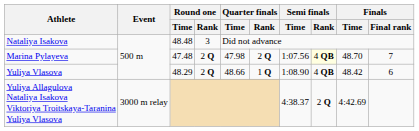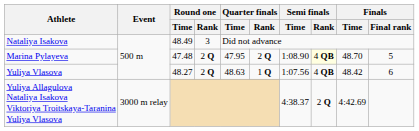(182, 42) 48.48 -> (182, 42) 48.49
(235, 57) 47.98 -> (235, 57) 47.95
(295, 57) 1:07.56 -> (295, 57) 1:08.90
(391, 57) 7 -> (391, 57) 5
(182, 72) 48.29 -> (182, 72) 48.27
(235, 72) 48.66 -> (235, 72) 48.63
(295, 72) 1:08.90 -> (295, 72) 1:07.56
